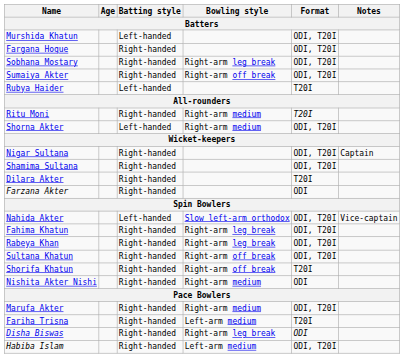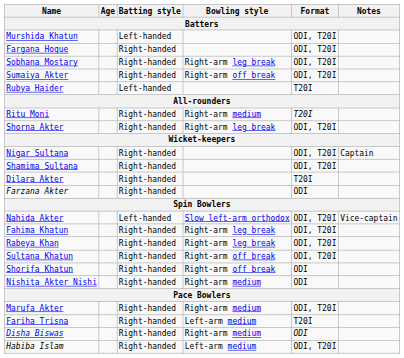(145, 127) Left-handed -> (147, 127) Right-handed
(223, 127) Right-arm medium -> (230, 127) Right-arm leg break
(303, 269) T20I -> (301, 269) ODI
(230, 334) Right-arm leg break -> (223, 334) Right-arm medium
